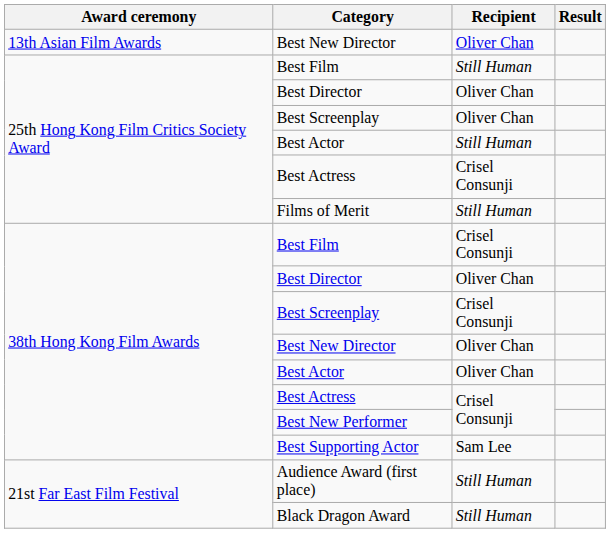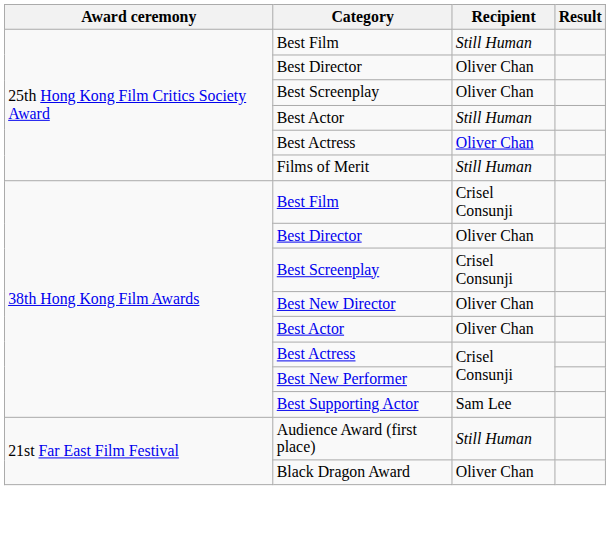- row: (85, 42)
(484, 176) Crisel Consunji -> (495, 142) Oliver Chan
(494, 515) Still Human -> (495, 472) Oliver Chan
